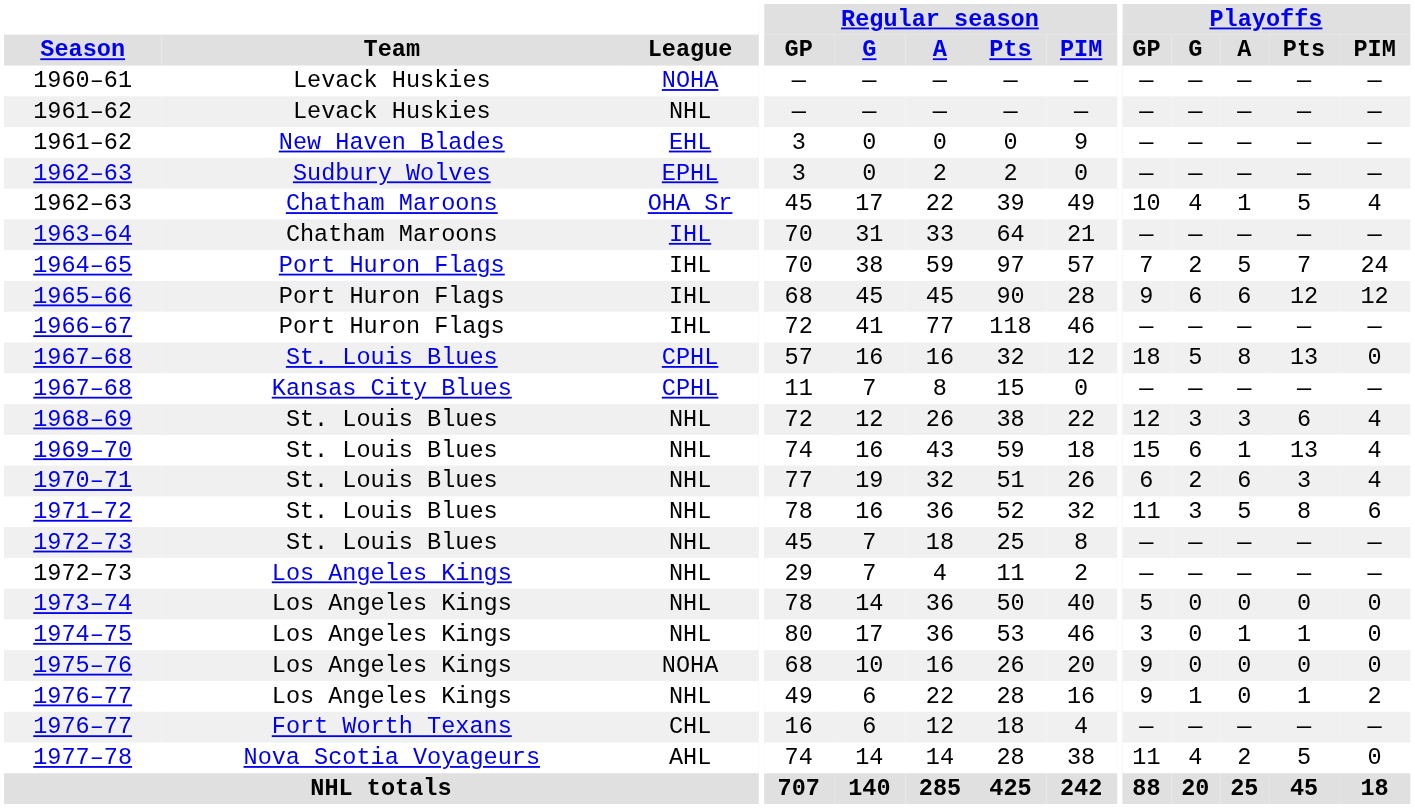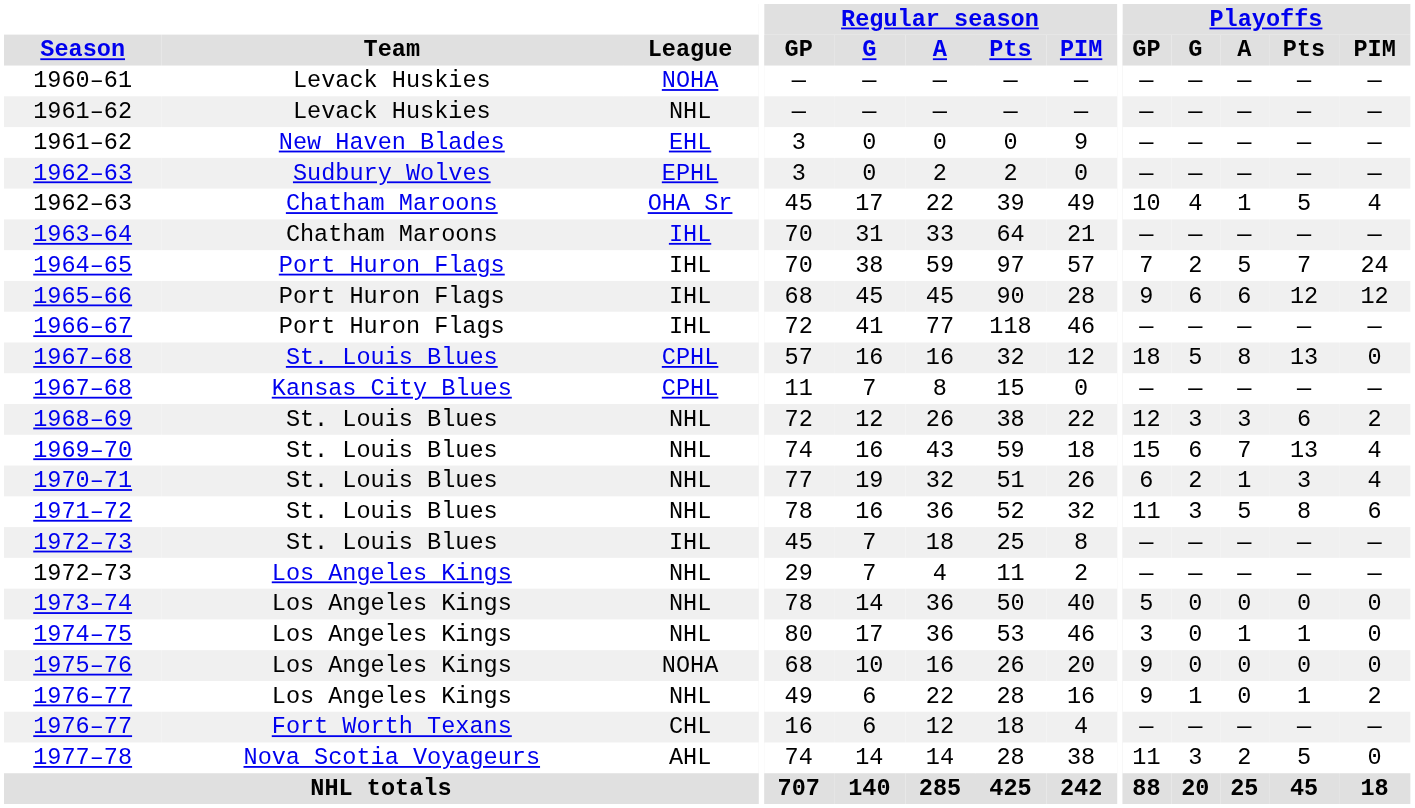(1375, 419) 4 -> (1375, 419) 2
(1244, 450) 1 -> (1244, 450) 7
(1244, 481) 6 -> (1244, 481) 1
(690, 542) NHL -> (690, 542) IHL
(1195, 758) 4 -> (1195, 758) 3
